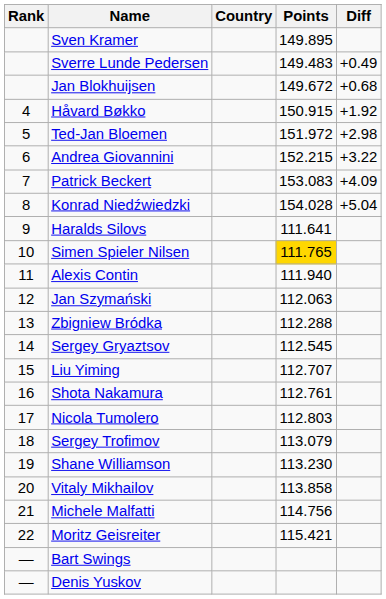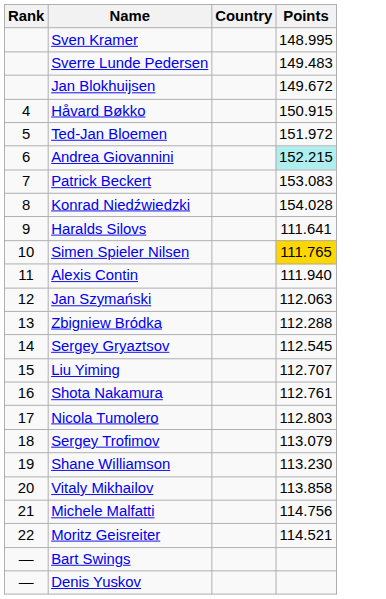- column: (359, 16)
(306, 39) 149.895 -> (306, 39) 148.995
(306, 157) no background -> (306, 157) paleturquoise background
(306, 535) 115.421 -> (306, 535) 114.521
